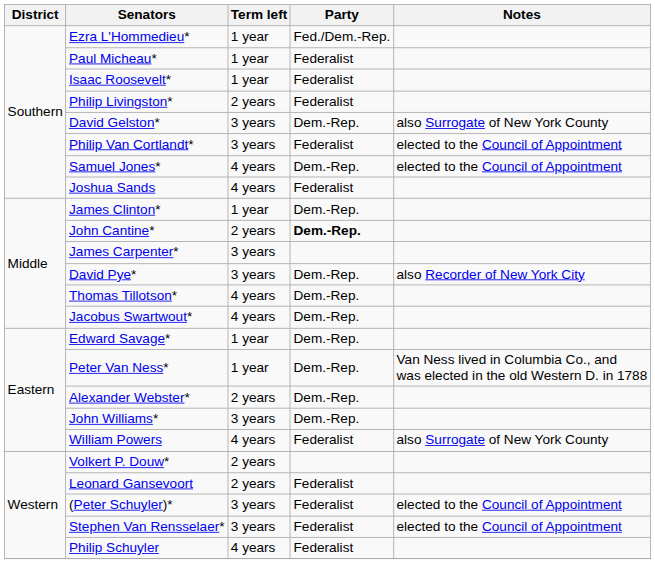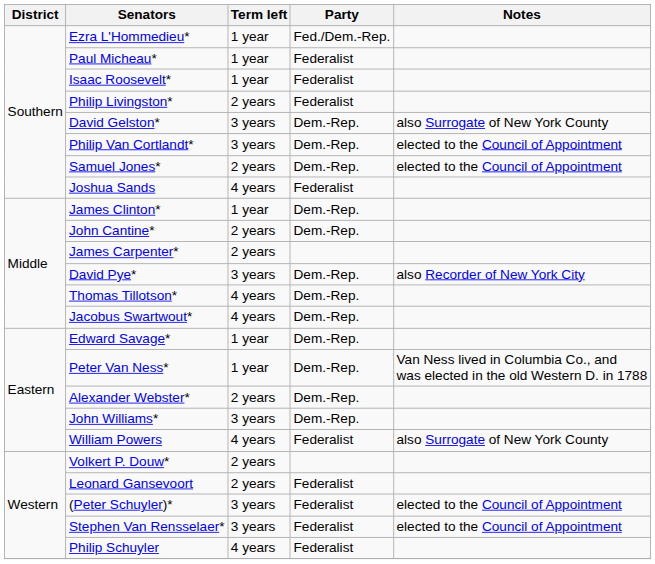(323, 144) Federalist -> (326, 144) Dem.-Rep.
(253, 166) 4 years -> (253, 166) 2 years
(327, 230) bold -> (326, 230) normal
(253, 252) 3 years -> (253, 252) 2 years
